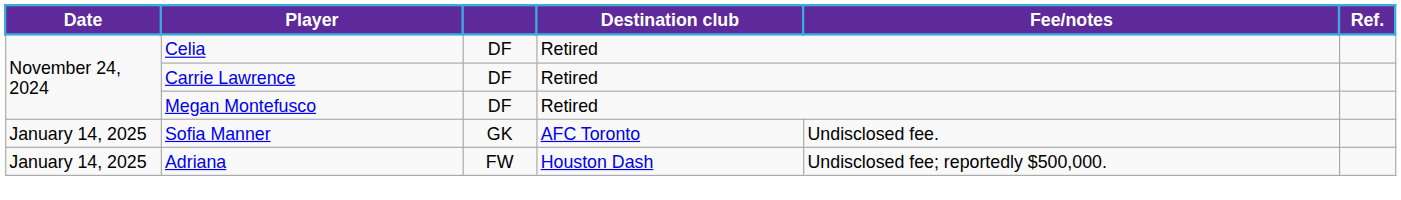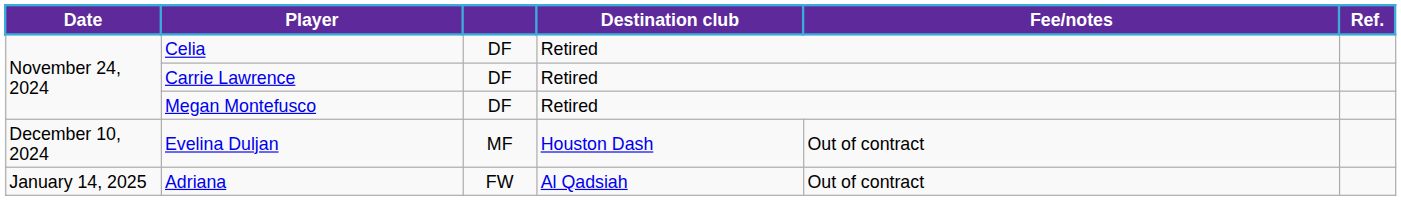+ row: (222, 144)
- row: (218, 134)
(597, 162) Houston Dash -> (584, 182) Al Qadsiah
(957, 162) Undisclosed fee; reportedly $500,000. -> (866, 182) Out of contract
